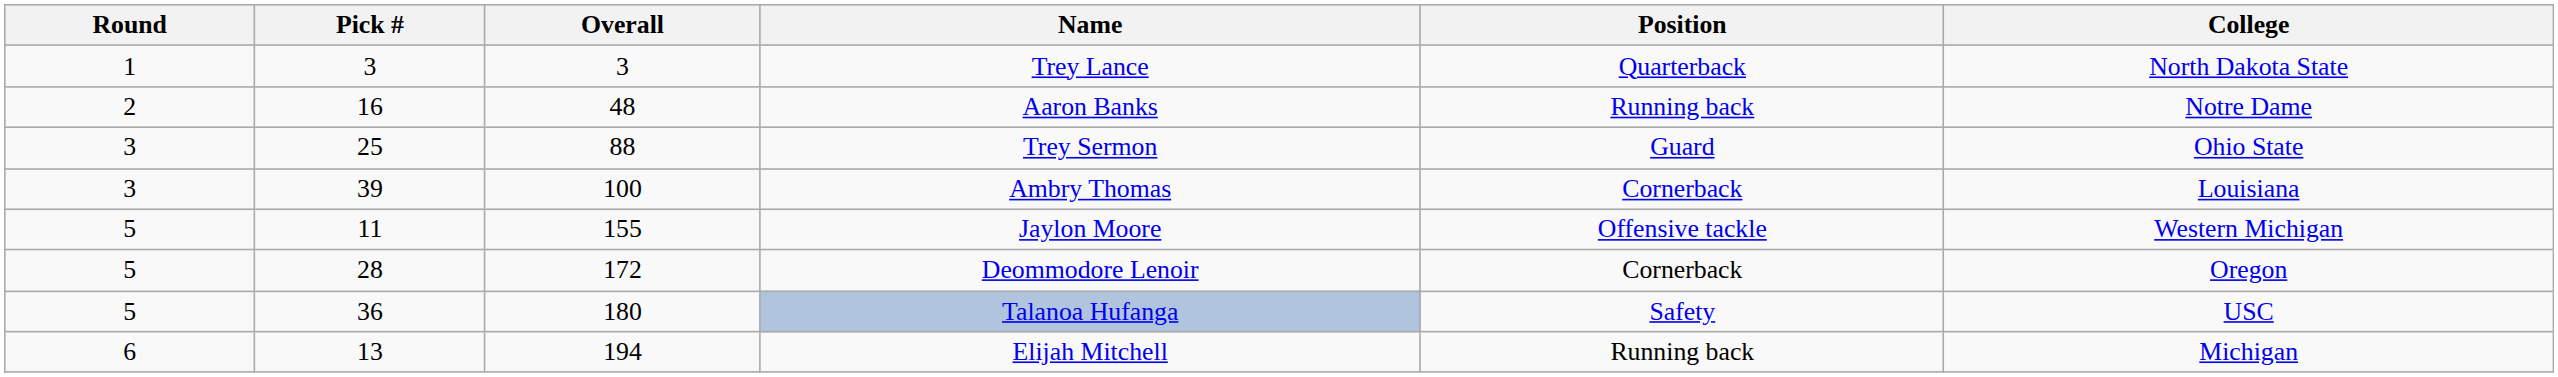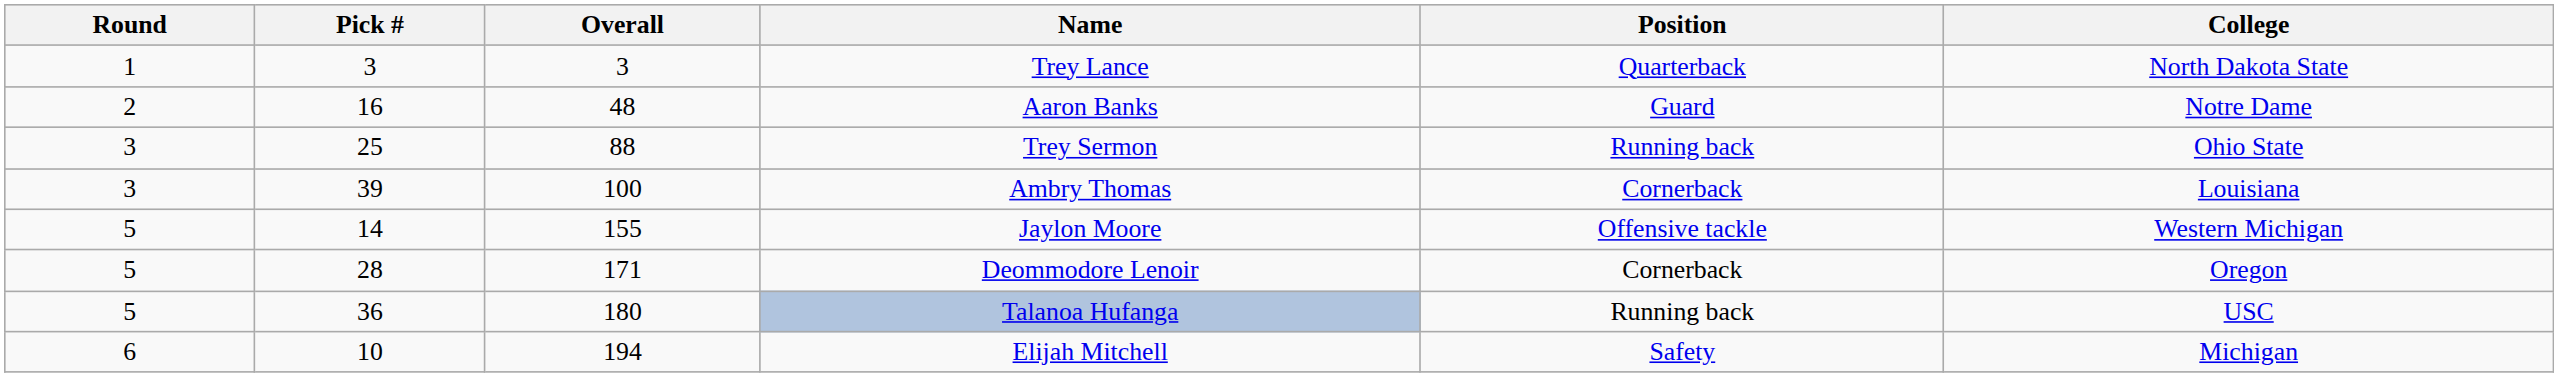(1682, 106) Running back -> (1682, 106) Guard
(1682, 147) Guard -> (1682, 147) Running back
(370, 229) 11 -> (370, 229) 14
(622, 270) 172 -> (622, 270) 171
(1682, 310) Safety -> (1682, 310) Running back
(370, 351) 13 -> (370, 351) 10
(1682, 351) Running back -> (1682, 351) Safety
